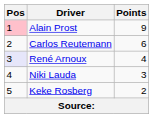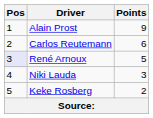(9, 28) pink background -> (9, 28) no background
(144, 59) 4 -> (144, 59) 5
